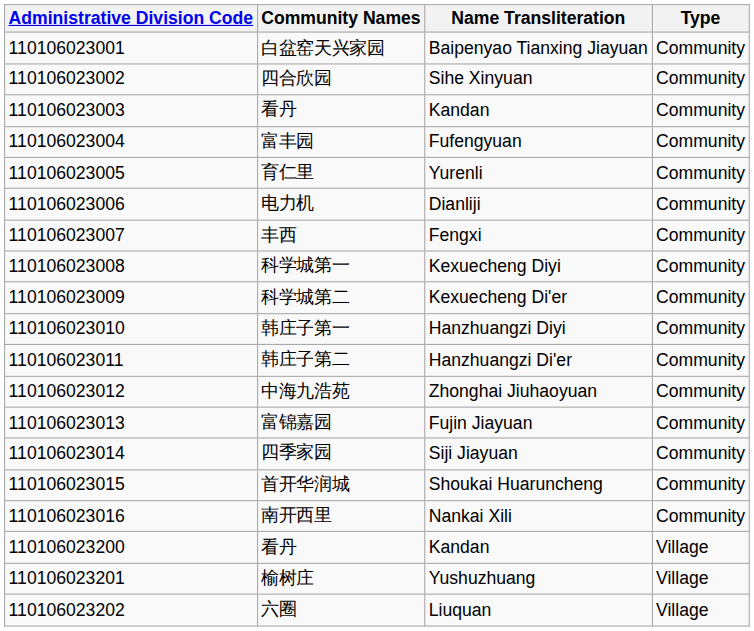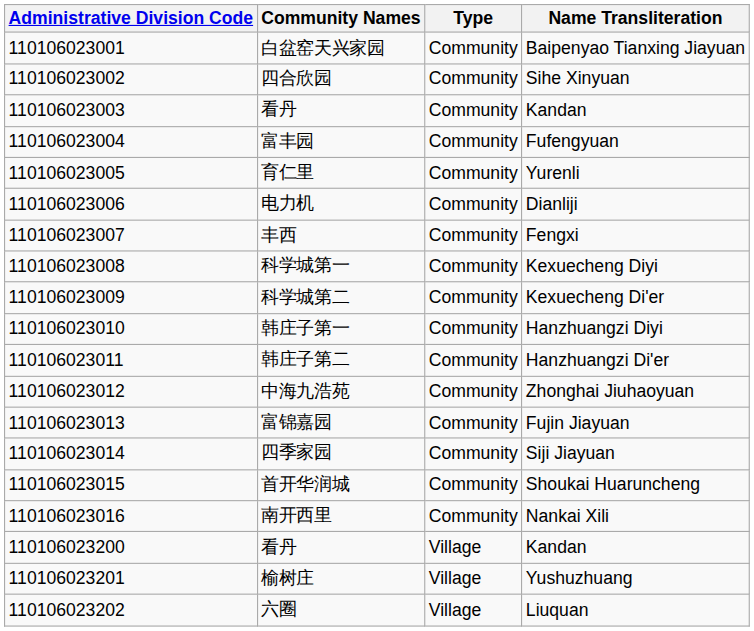columns swapped: (538, 18) <-> (701, 18)
